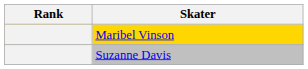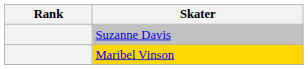rows swapped: (135, 34) <-> (133, 54)
